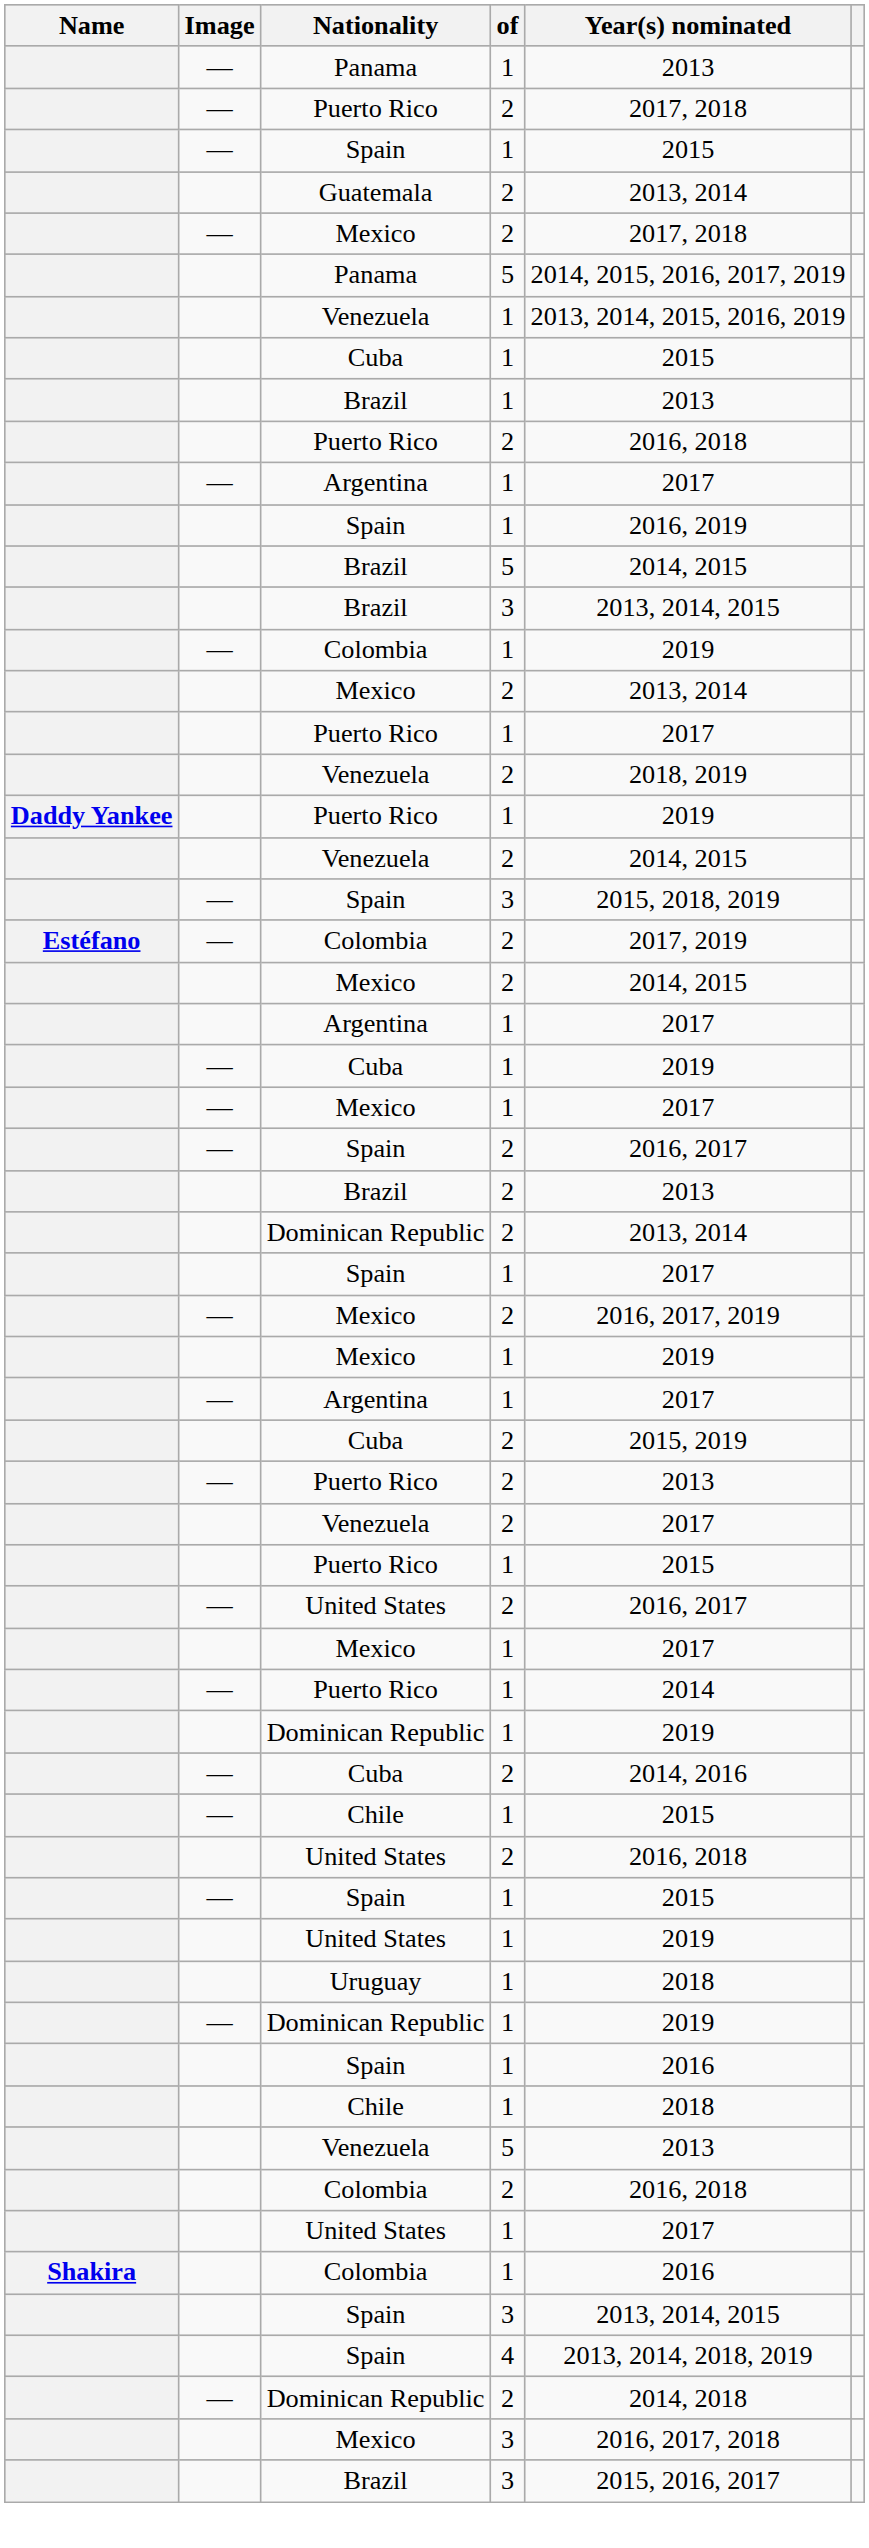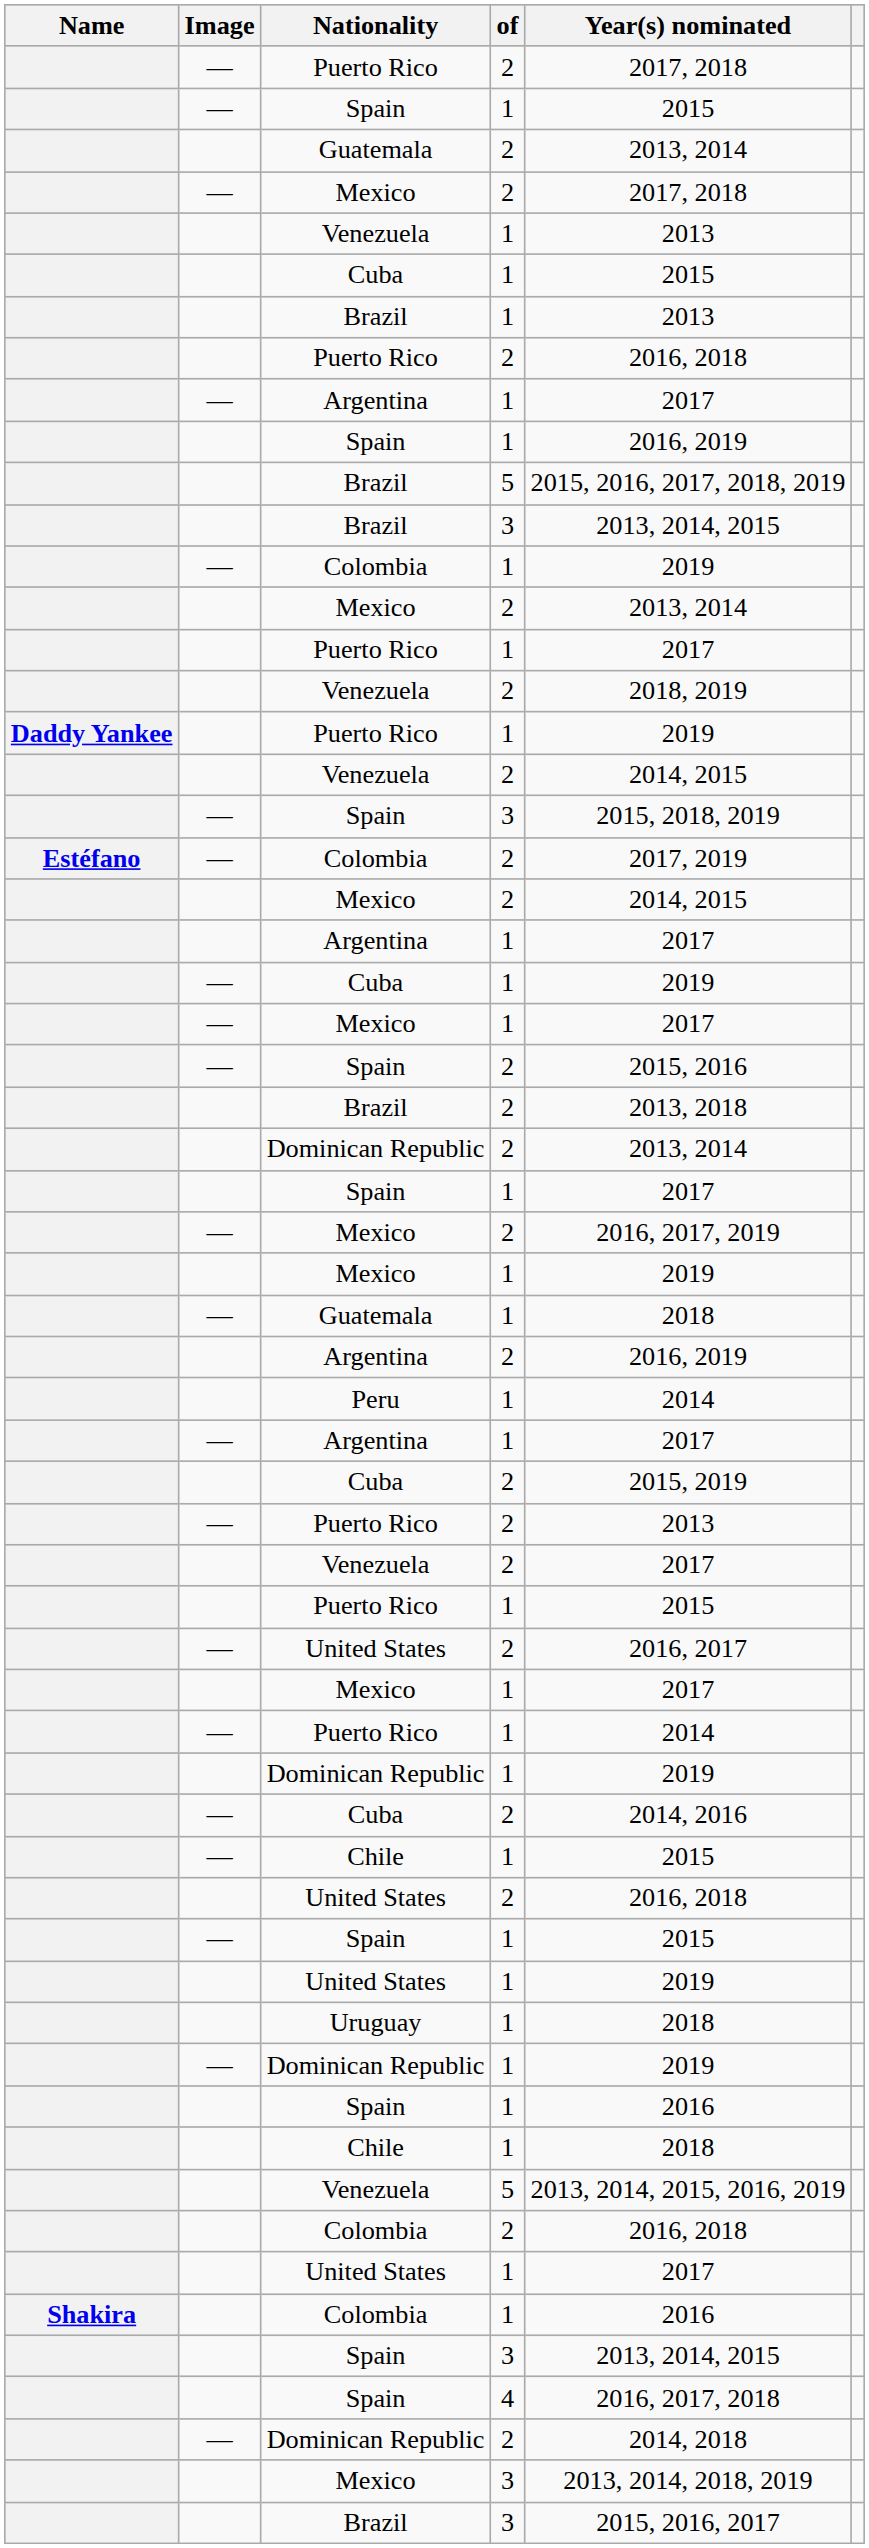- row: (376, 66)
- row: (376, 274)
(688, 316) 2013, 2014, 2015, 2016, 2019 -> (688, 233) 2013
(688, 566) 2014, 2015 -> (688, 483) 2015, 2016, 2017, 2018, 2019
(688, 1148) 2016, 2017 -> (688, 1065) 2015, 2016
(688, 1190) 2013 -> (688, 1107) 2013, 2018
+ row: (376, 1315)
+ row: (376, 1356)
+ row: (376, 1398)
(688, 2147) 2013 -> (688, 2189) 2013, 2014, 2015, 2016, 2019
(688, 2355) 2013, 2014, 2018, 2019 -> (688, 2397) 2016, 2017, 2018
(688, 2438) 2016, 2017, 2018 -> (688, 2480) 2013, 2014, 2018, 2019
